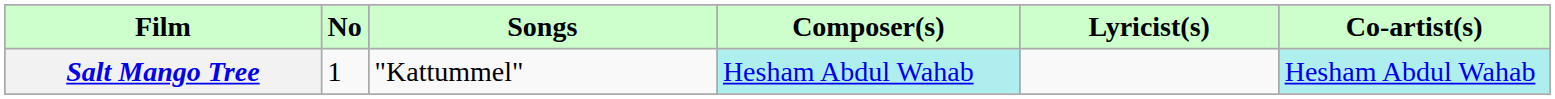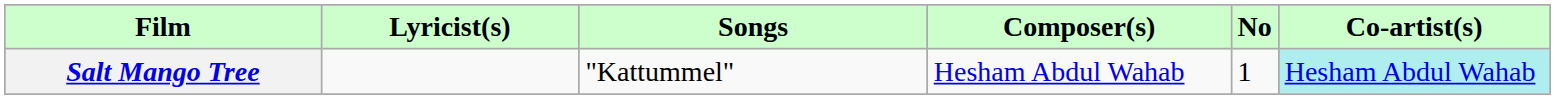columns swapped: (345, 26) <-> (1149, 26)
(848, 71) paleturquoise background -> (1059, 71) no background
